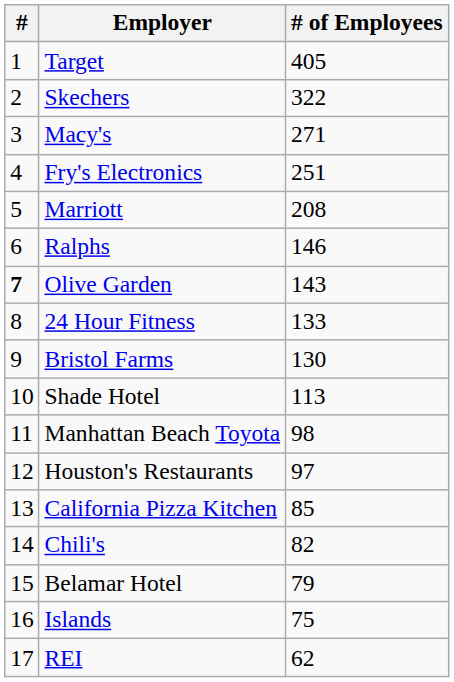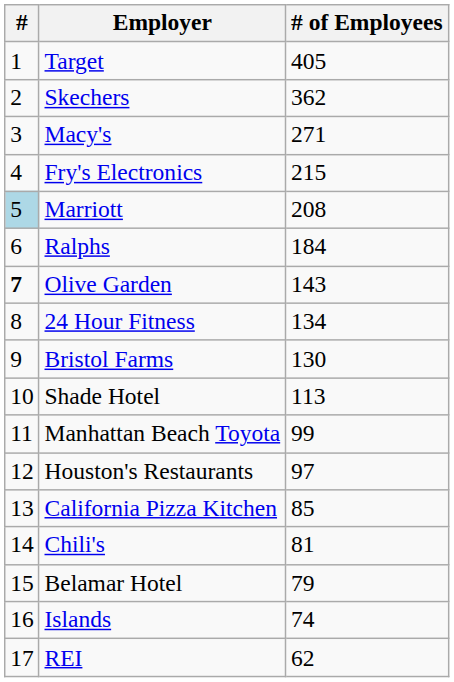(309, 97) 322 -> (309, 97) 362
(309, 172) 251 -> (309, 172) 215
(16, 209) no background -> (16, 209) lightblue background
(309, 246) 146 -> (309, 246) 184
(309, 321) 133 -> (309, 321) 134
(303, 433) 98 -> (303, 433) 99
(303, 545) 82 -> (303, 545) 81
(303, 619) 75 -> (303, 619) 74
